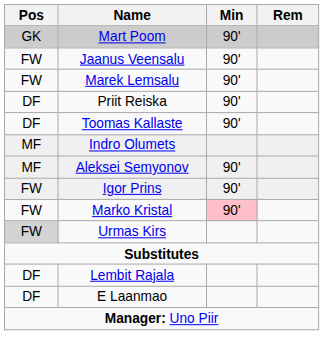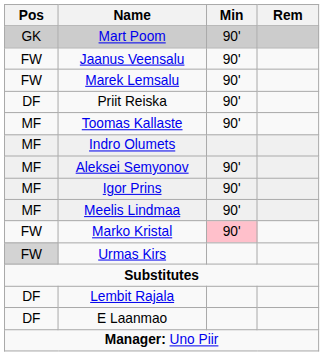(31, 123) DF -> (31, 123) MF
(31, 188) FW -> (31, 188) MF
+ row: (132, 210)
